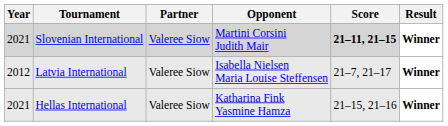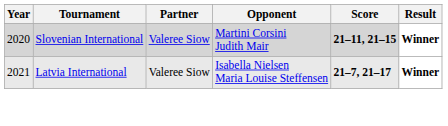(19, 40) 2021 -> (19, 40) 2020
(19, 72) 2012 -> (19, 72) 2021
(362, 72) normal -> (362, 72) bold
- row: (81, 105)
